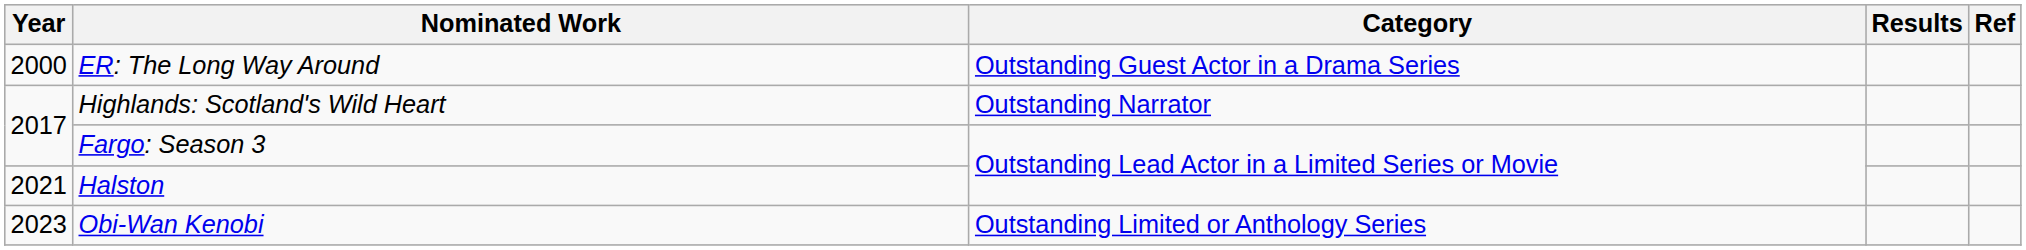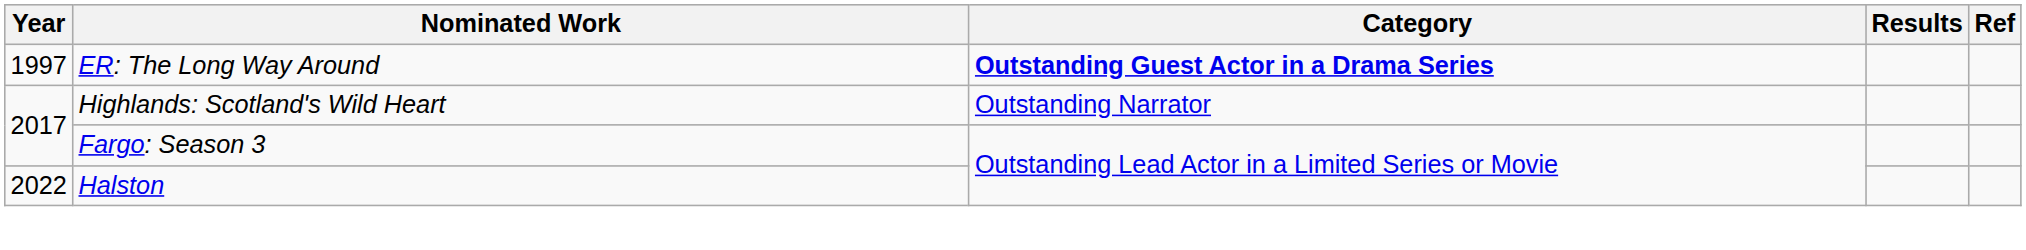(39, 64) 2000 -> (39, 64) 1997
(1217, 64) normal -> (1234, 64) bold
(39, 184) 2021 -> (39, 184) 2022
- row: (171, 225)
